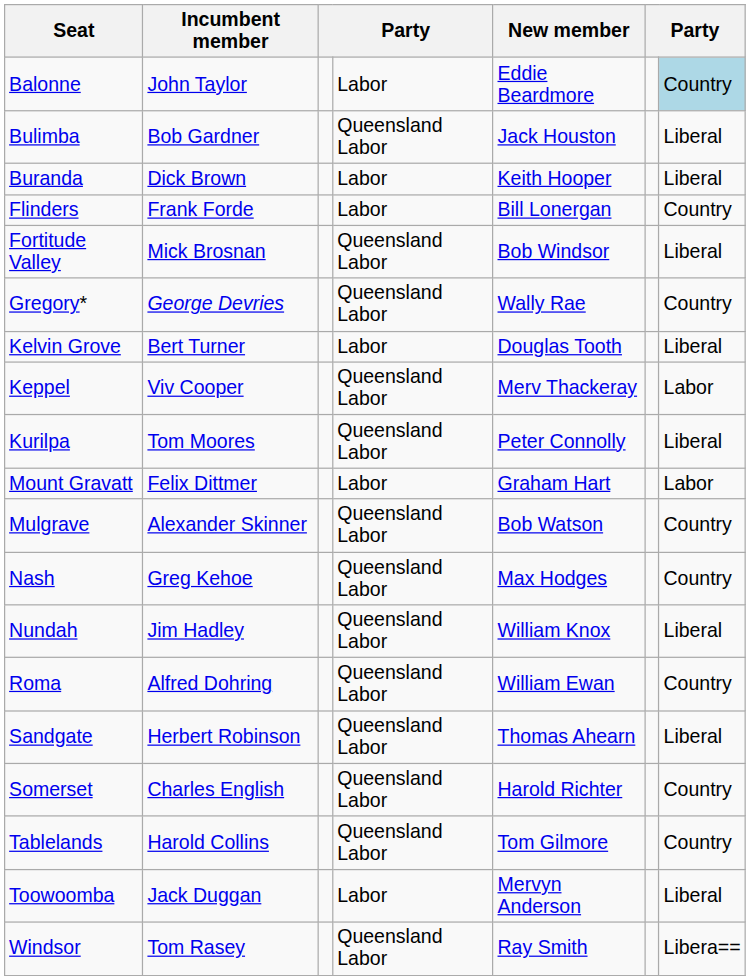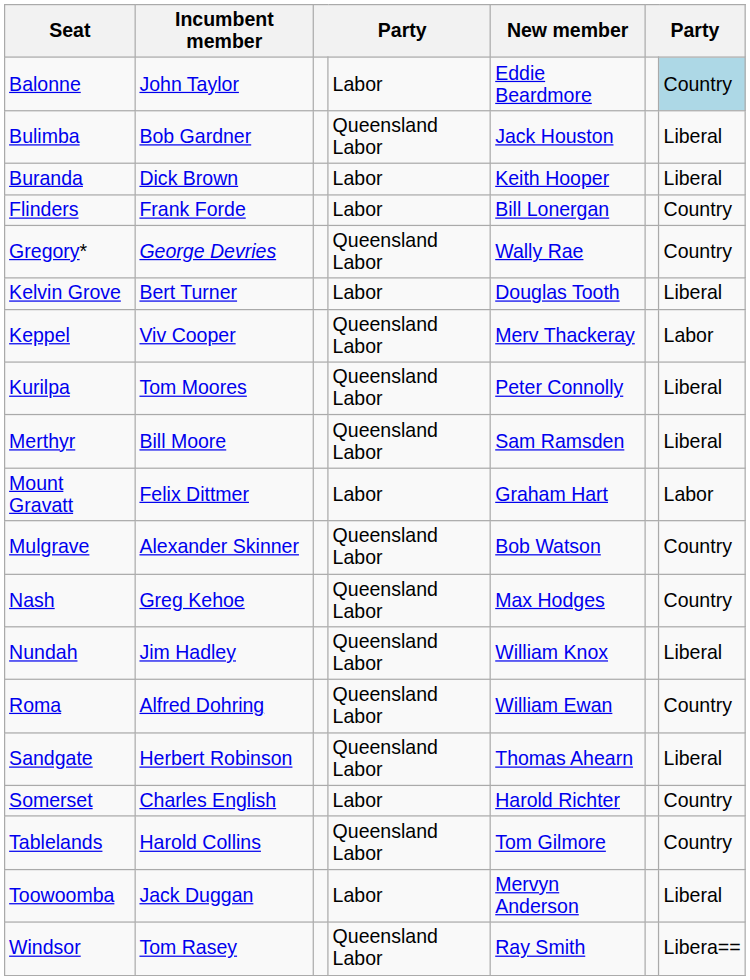- row: (48, 251)
+ row: (42, 441)
(390, 789) Queensland Labor -> (358, 800) Labor
